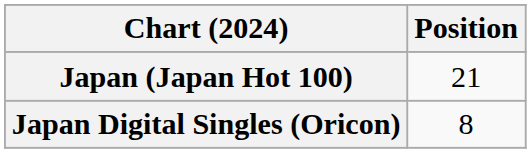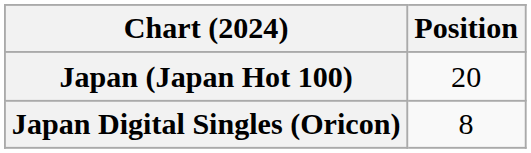(466, 76) 21 -> (466, 76) 20
